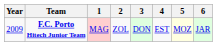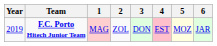(15, 29) 2009 -> (15, 29) 2019
(162, 29) no background -> (162, 29) pink background
